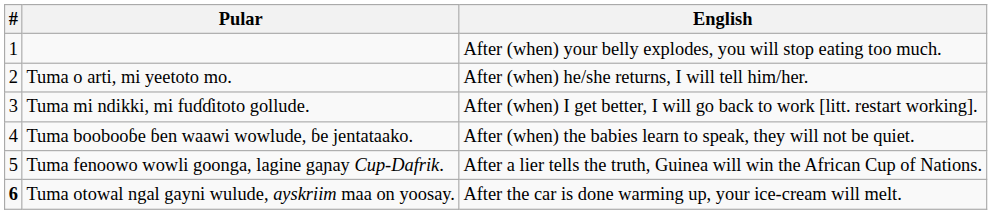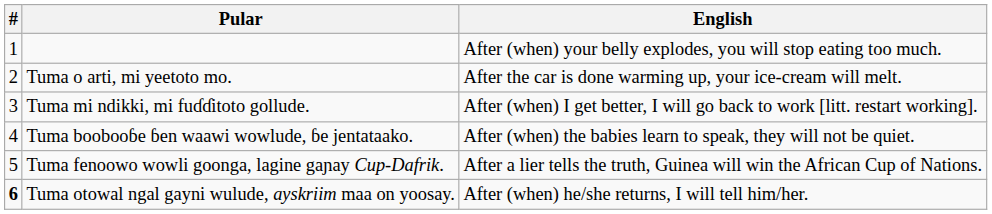(636, 77) After (when) he/she returns, I will tell him/her. -> (683, 77) After the car is done warming up, your ice-cream will melt.
(683, 194) After the car is done warming up, your ice-cream will melt. -> (636, 194) After (when) he/she returns, I will tell him/her.
